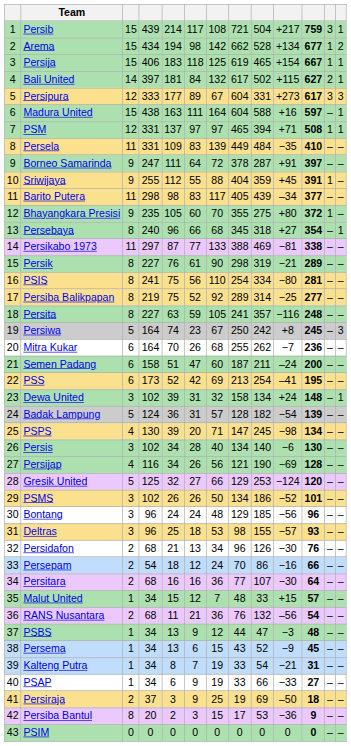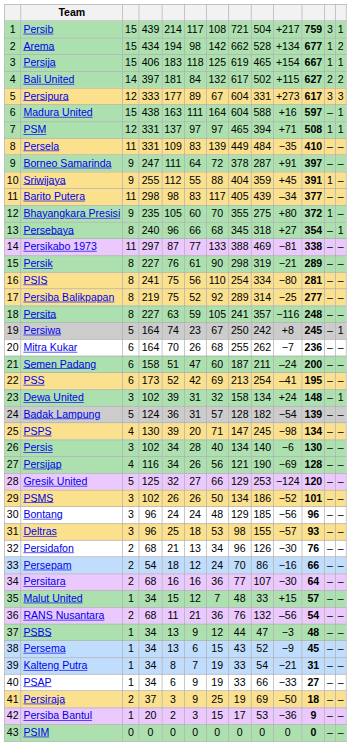(341, 79) 1 -> (341, 79) 2
(341, 331) 3 -> (341, 331) 1
(131, 716) 8 -> (131, 716) 1
